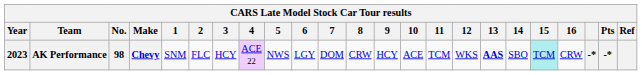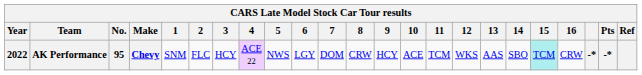(17, 55) 2023 -> (17, 55) 2022
(119, 55) 98 -> (119, 55) 95
(493, 55) bold -> (493, 55) normal
